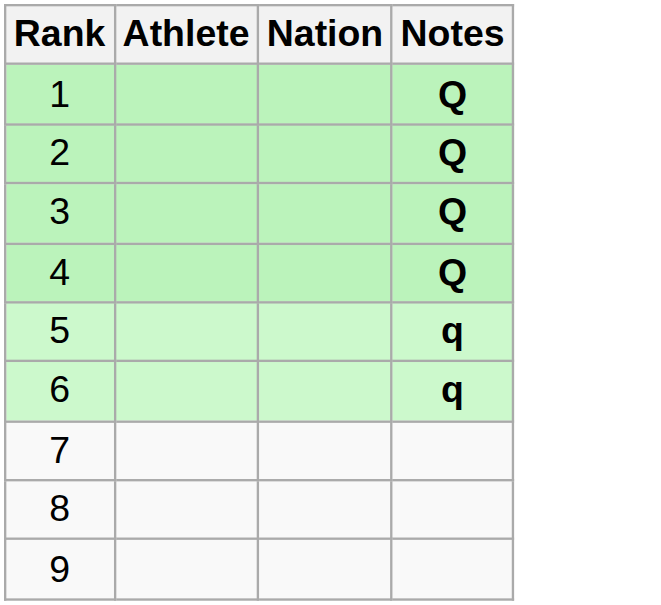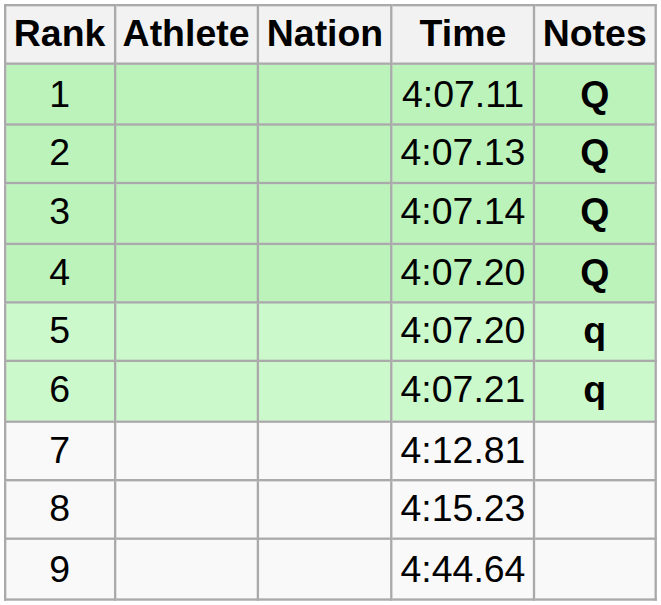+ column: (463, 34)
